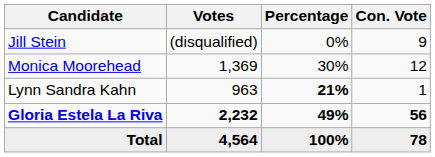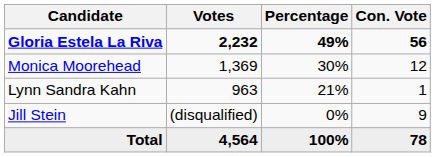rows swapped: (85, 115) <-> (37, 41)
(333, 90) bold -> (333, 90) normal
